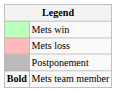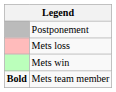rows swapped: (50, 29) <-> (60, 63)
